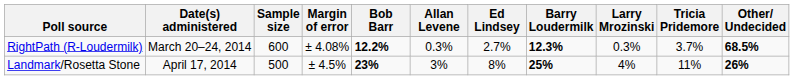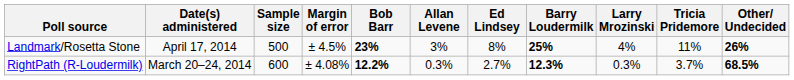rows swapped: (74, 65) <-> (75, 46)
